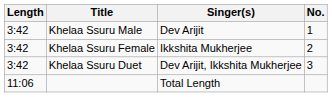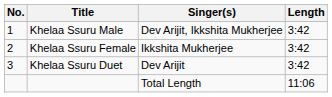columns swapped: (316, 13) <-> (25, 13)
(182, 30) Dev Arijit -> (212, 30) Dev Arijit, Ikkshita Mukherjee
(231, 65) Dev Arijit, Ikkshita Mukherjee -> (163, 65) Dev Arijit
